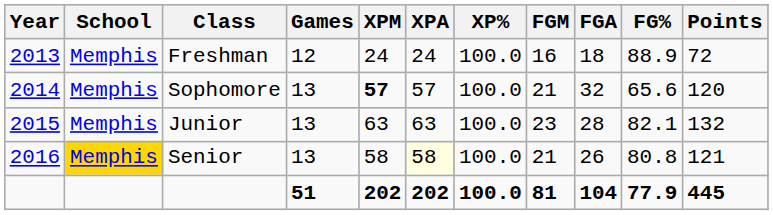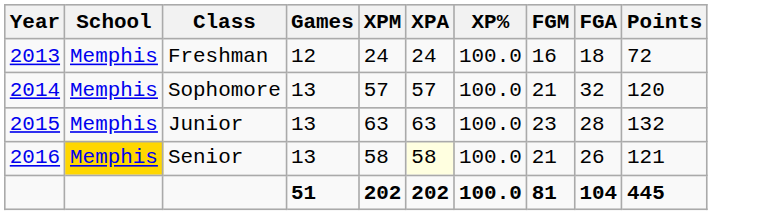- column: (652, 22)
(376, 90) bold -> (376, 90) normal
